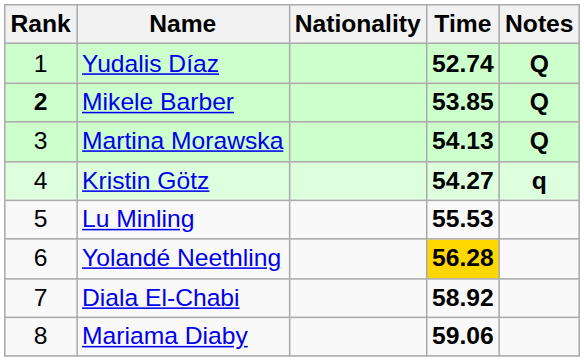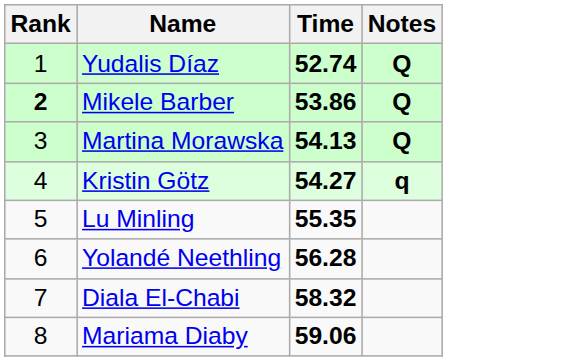- column: (358, 24)
(463, 102) 53.85 -> (326, 102) 53.86
(463, 219) 55.53 -> (326, 219) 55.35
(463, 258) gold background -> (326, 258) no background
(463, 297) 58.92 -> (326, 297) 58.32
